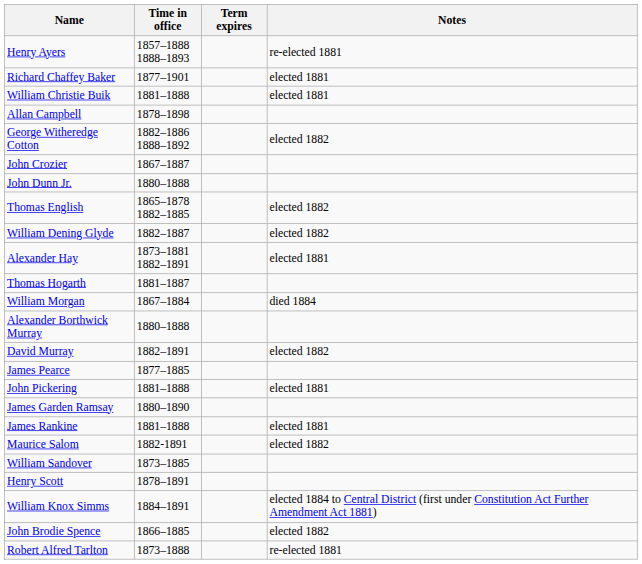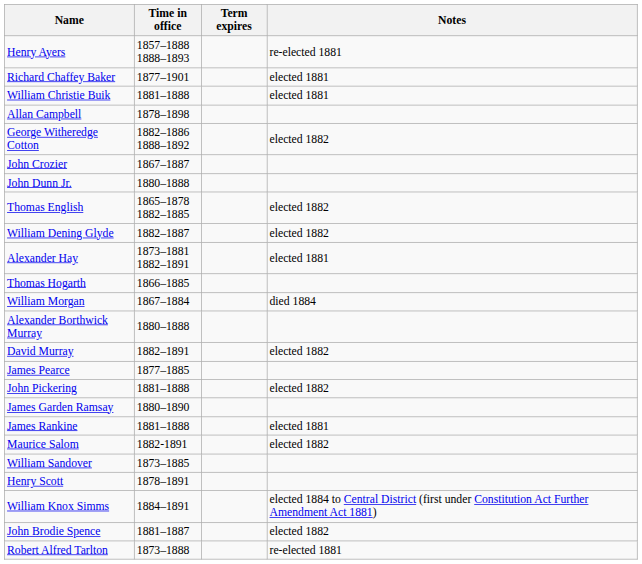(163, 283) 1881–1887 -> (163, 283) 1866–1885
(299, 388) elected 1881 -> (299, 388) elected 1882
(163, 531) 1866–1885 -> (163, 531) 1881–1887
